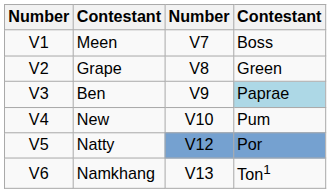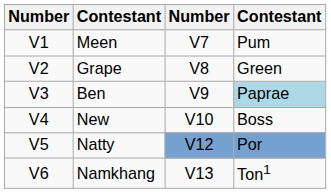(255, 42) Boss -> (254, 42) Pum
(254, 119) Pum -> (255, 119) Boss
